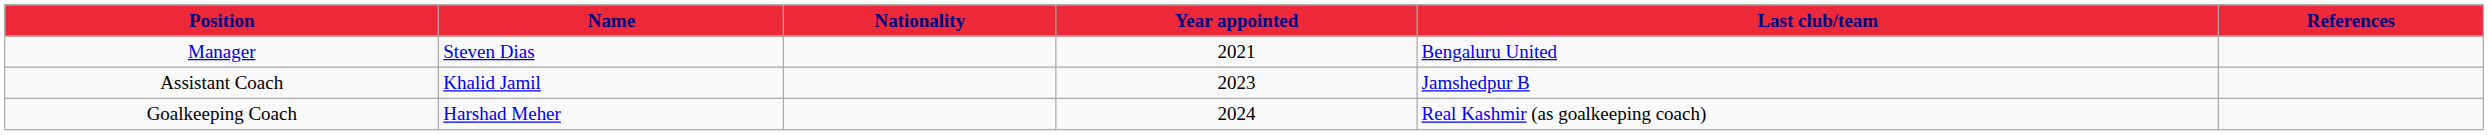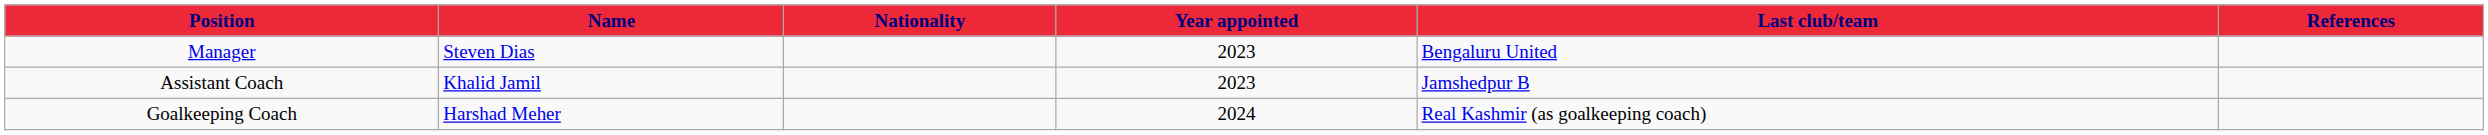(1236, 51) 2021 -> (1236, 51) 2023
